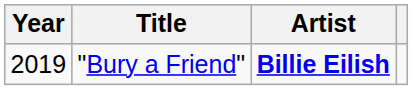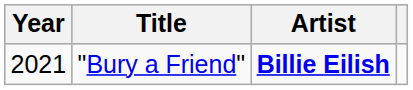(38, 63) 2019 -> (38, 63) 2021
